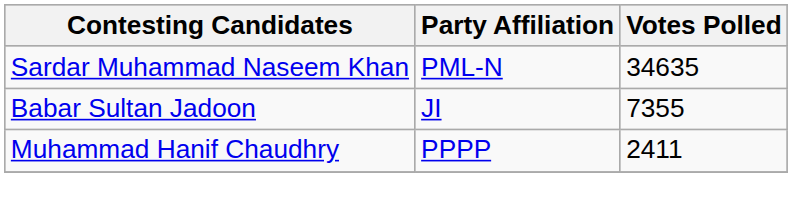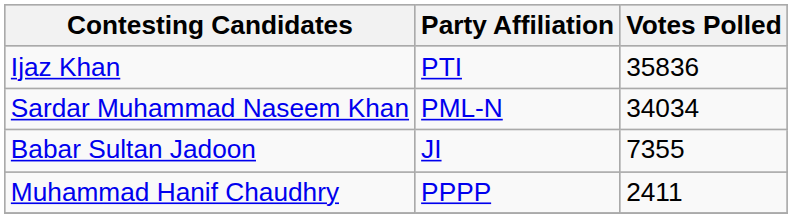+ row: (66, 66)
(663, 66) 34635 -> (663, 108) 34034
